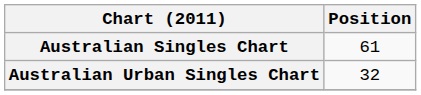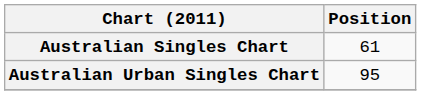(370, 75) 32 -> (370, 75) 95
